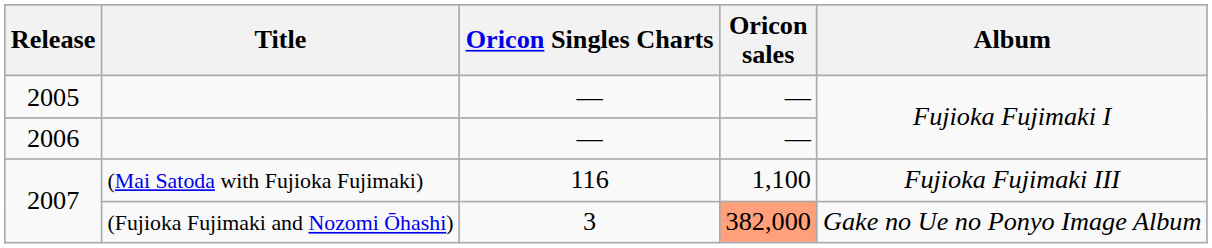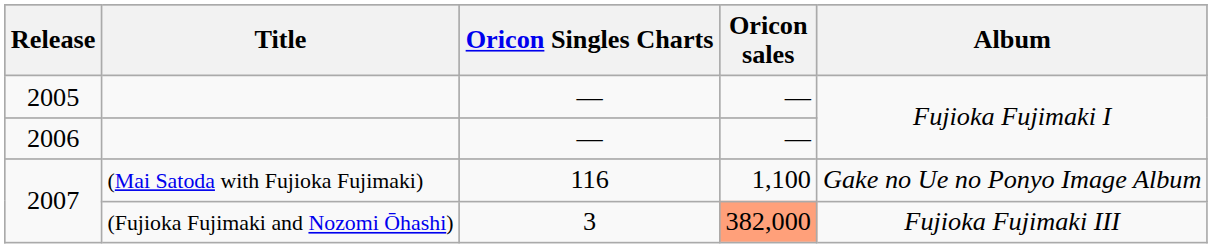(1012, 179) Fujioka Fujimaki III -> (1012, 179) Gake no Ue no Ponyo Image Album
(1012, 221) Gake no Ue no Ponyo Image Album -> (1012, 221) Fujioka Fujimaki III
